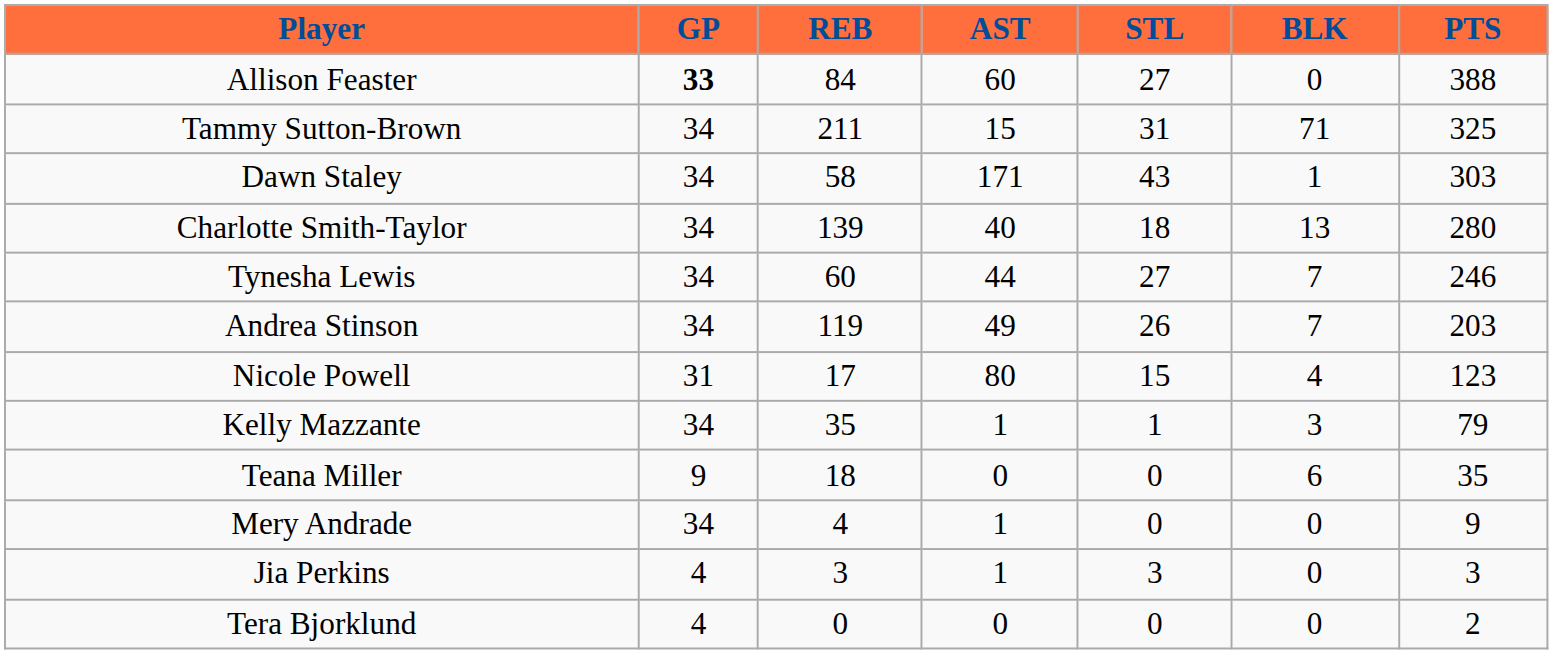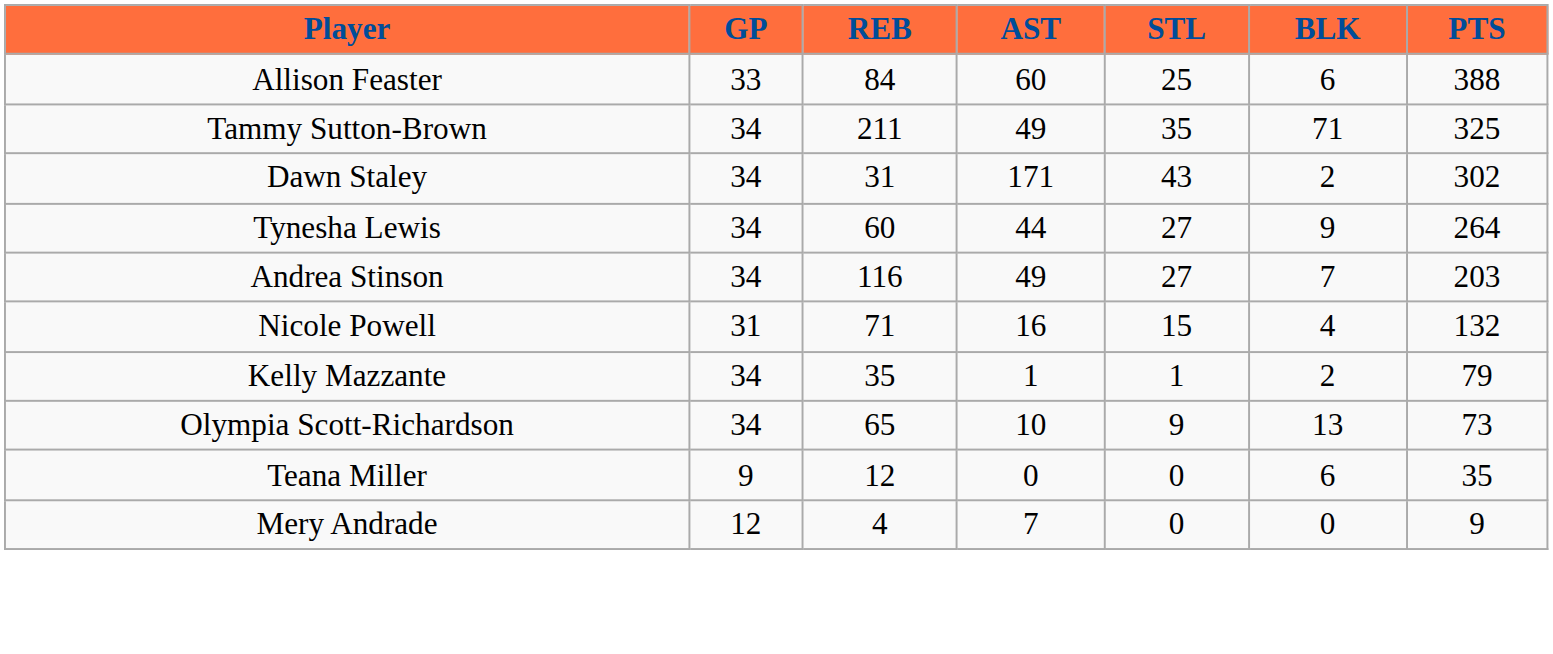(698, 78) bold -> (746, 78) normal
(1155, 78) 27 -> (1177, 78) 25
(1315, 78) 0 -> (1328, 78) 6
(1000, 128) 15 -> (1031, 128) 49
(1155, 128) 31 -> (1177, 128) 35
(840, 177) 58 -> (880, 177) 31
(1315, 177) 1 -> (1328, 177) 2
(1473, 177) 303 -> (1477, 177) 302
- row: (322, 227)
(1315, 276) 7 -> (1328, 227) 9
(1473, 276) 246 -> (1477, 227) 264
(840, 326) 119 -> (880, 276) 116
(1155, 326) 26 -> (1177, 276) 27
(840, 375) 17 -> (880, 326) 71
(1000, 375) 80 -> (1031, 326) 16
(1473, 375) 123 -> (1477, 326) 132
(1315, 425) 3 -> (1328, 375) 2
+ row: (347, 425)
(840, 474) 18 -> (880, 474) 12
(698, 524) 34 -> (746, 524) 12
(1000, 524) 1 -> (1031, 524) 7
- row: (322, 573)
- row: (322, 623)
